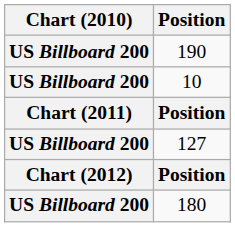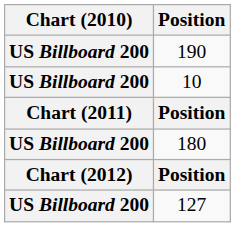rows swapped: (192, 143) <-> (192, 205)
